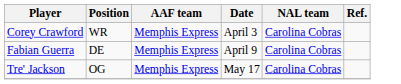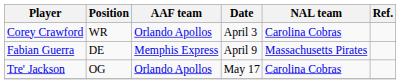(176, 32) Memphis Express -> (173, 32) Orlando Apollos
(303, 50) Carolina Cobras -> (316, 50) Massachusetts Pirates
(176, 69) Memphis Express -> (173, 69) Orlando Apollos
